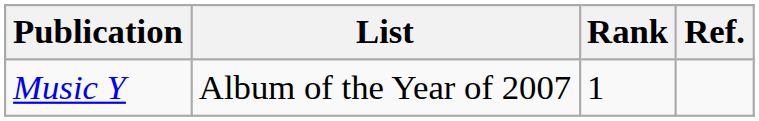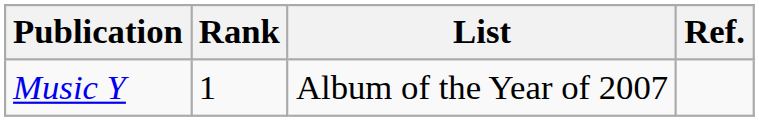columns swapped: (385, 32) <-> (628, 32)
